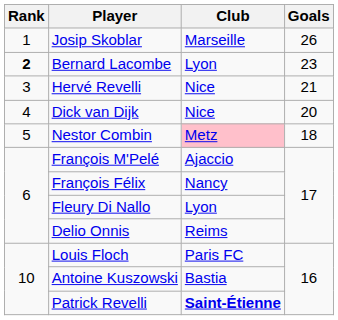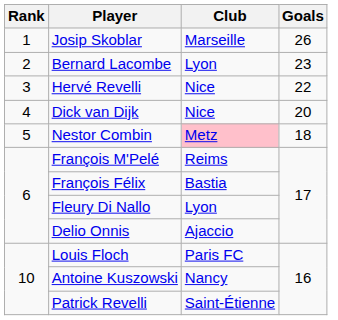(26, 64) bold -> (26, 64) normal
(309, 87) 21 -> (303, 87) 22
(209, 159) Ajaccio -> (206, 159) Reims
(206, 183) Nancy -> (206, 183) Bastia
(206, 231) Reims -> (209, 231) Ajaccio
(206, 278) Bastia -> (206, 278) Nancy
(233, 302) bold -> (230, 302) normal
